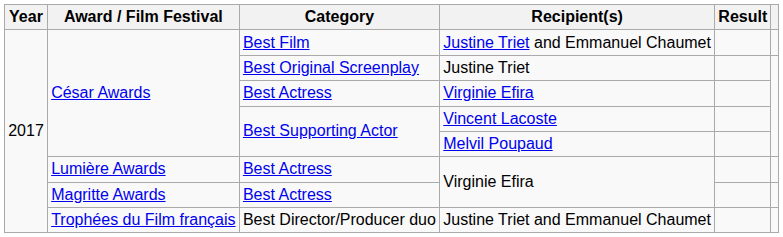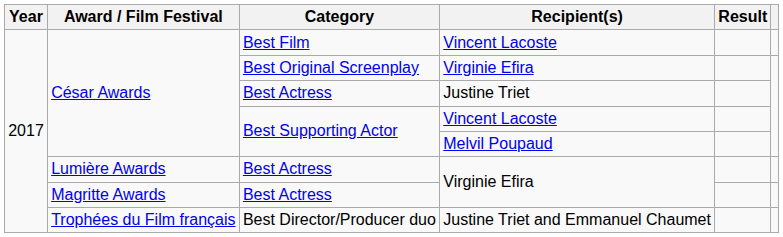(577, 42) Justine Triet and Emmanuel Chaumet -> (500, 42) Vincent Lacoste
(486, 67) Justine Triet -> (488, 67) Virginie Efira
(488, 93) Virginie Efira -> (486, 93) Justine Triet
